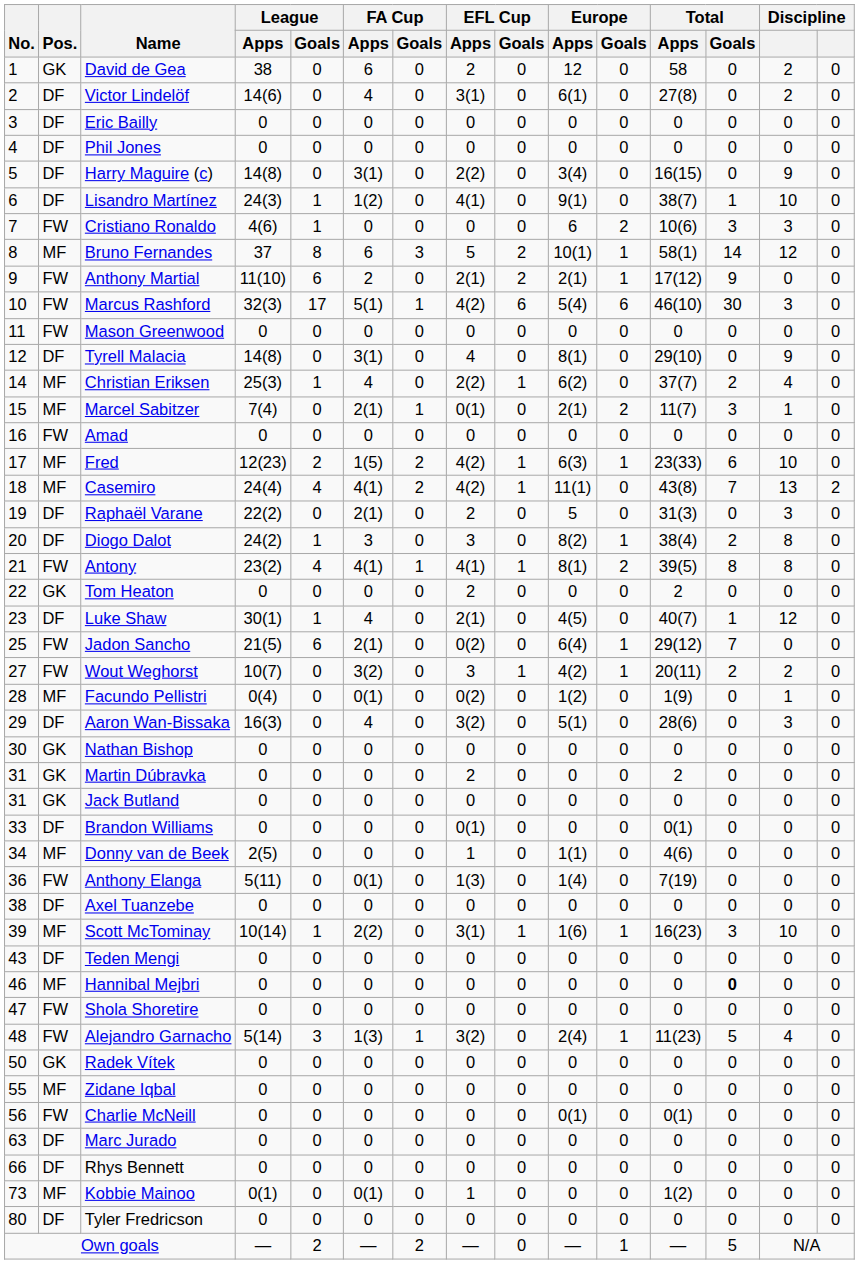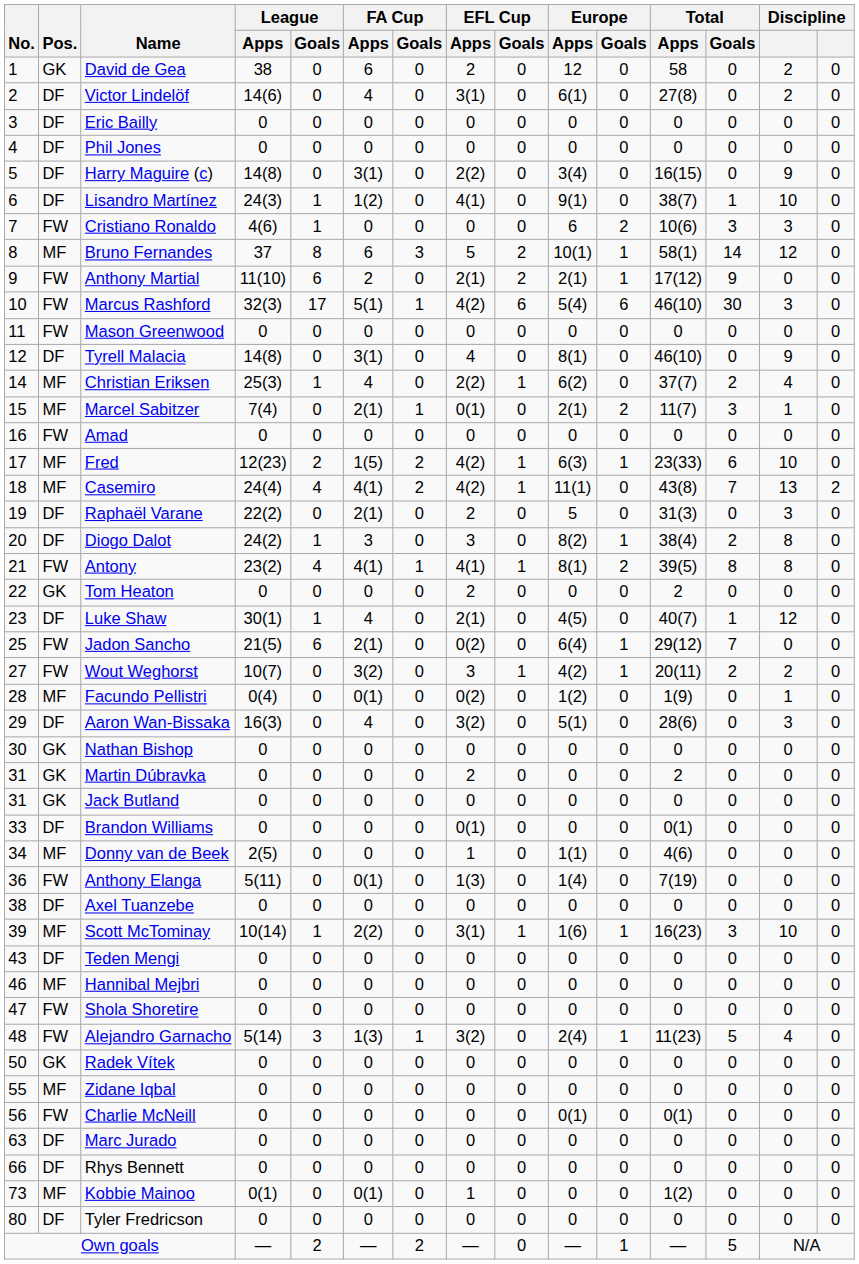(678, 357) 29(10) -> (678, 357) 46(10)
(732, 984) bold -> (732, 984) normal
